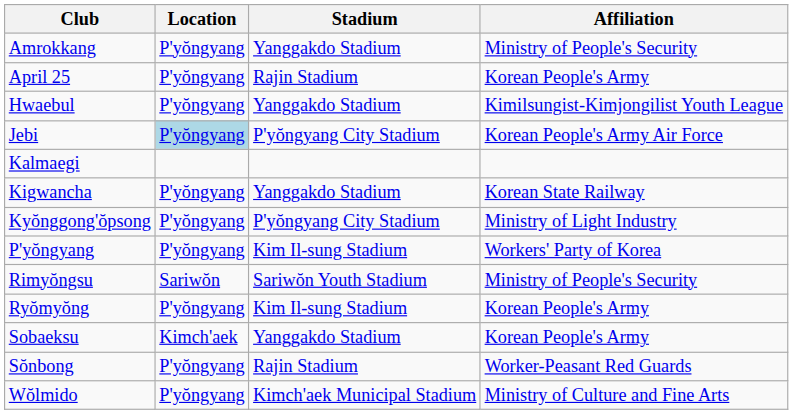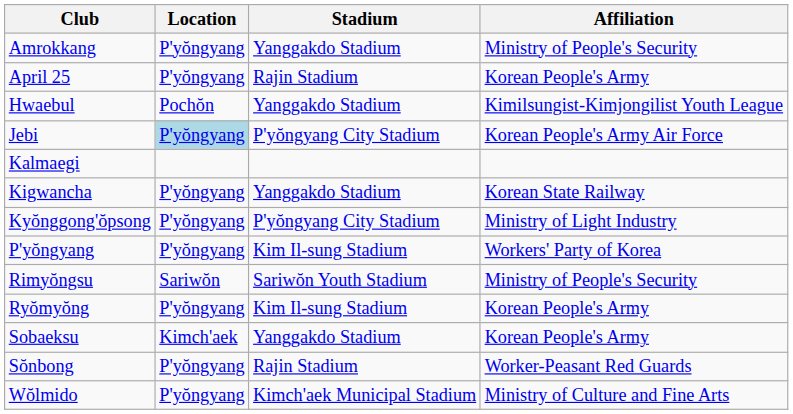(202, 105) P'yŏngyang -> (187, 105) Pochŏn
